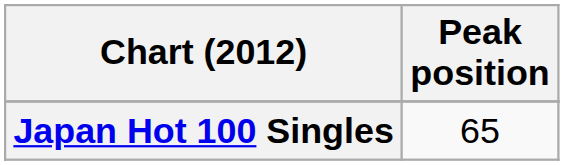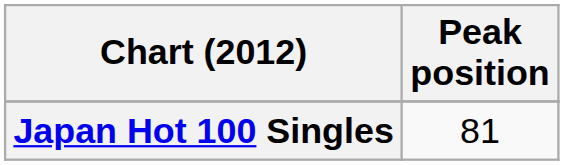(480, 130) 65 -> (480, 130) 81
